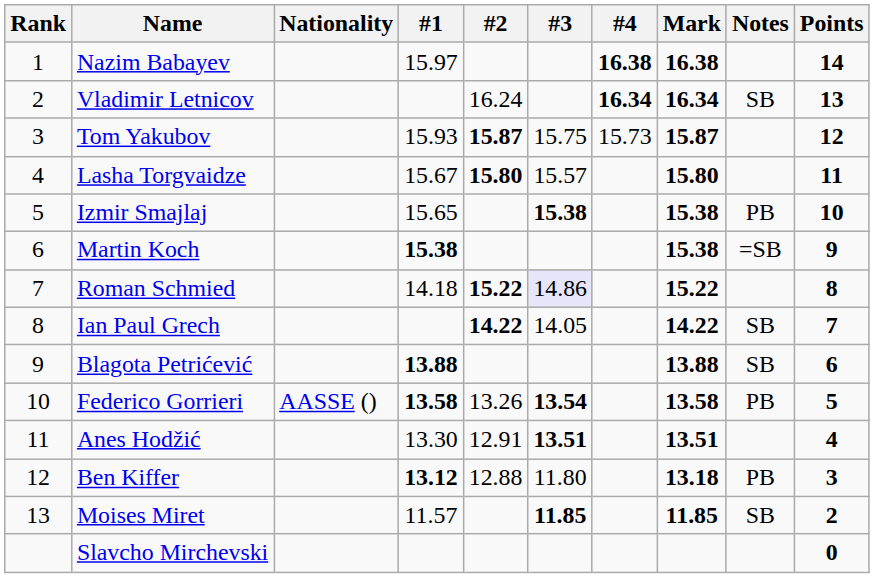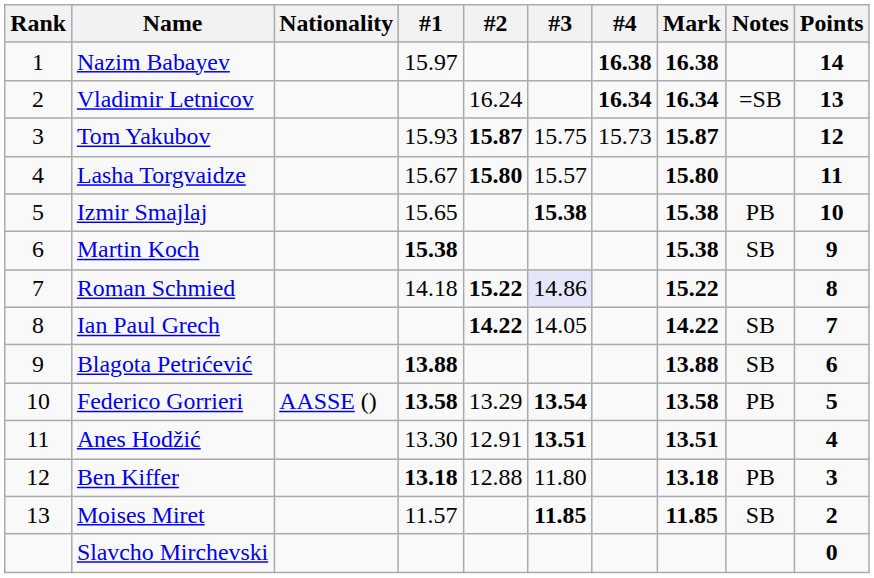(760, 99) SB -> (760, 99) =SB
(760, 250) =SB -> (760, 250) SB
(496, 401) 13.26 -> (496, 401) 13.29
(431, 477) 13.12 -> (431, 477) 13.18
